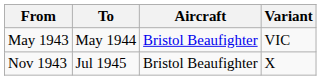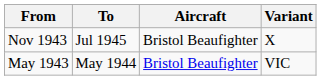rows swapped: (38, 39) <-> (37, 63)
